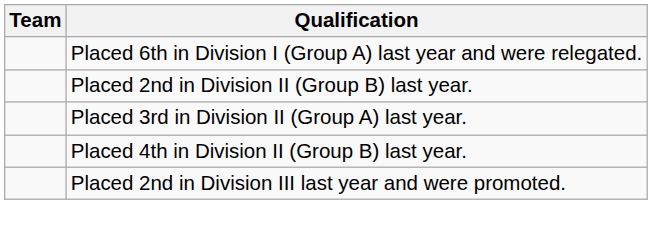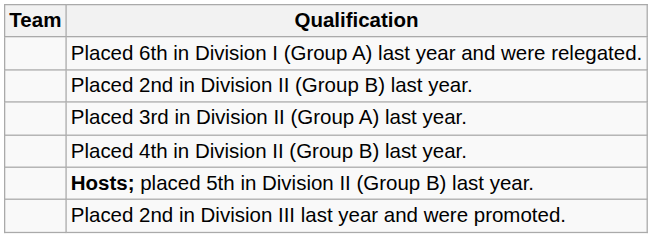+ row: (302, 183)
